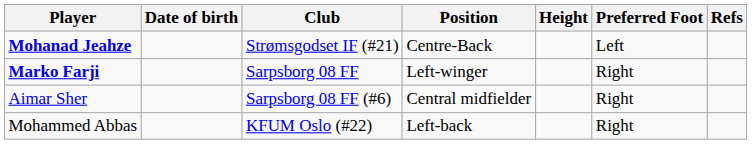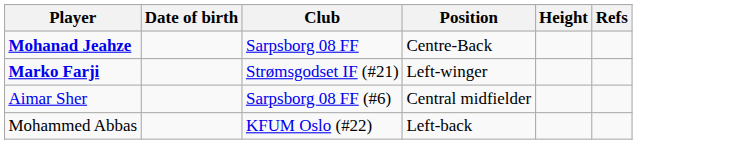- column: (649, 17)
(322, 44) Strømsgodset IF (#21) -> (302, 44) Sarpsborg 08 FF
(302, 71) Sarpsborg 08 FF -> (322, 71) Strømsgodset IF (#21)
